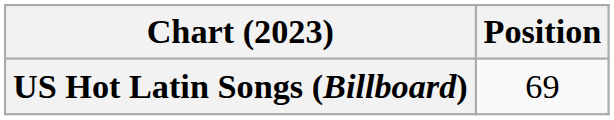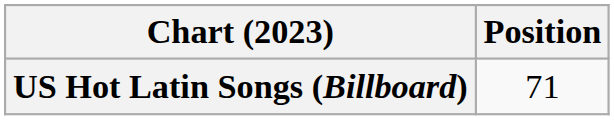(542, 85) 69 -> (542, 85) 71
